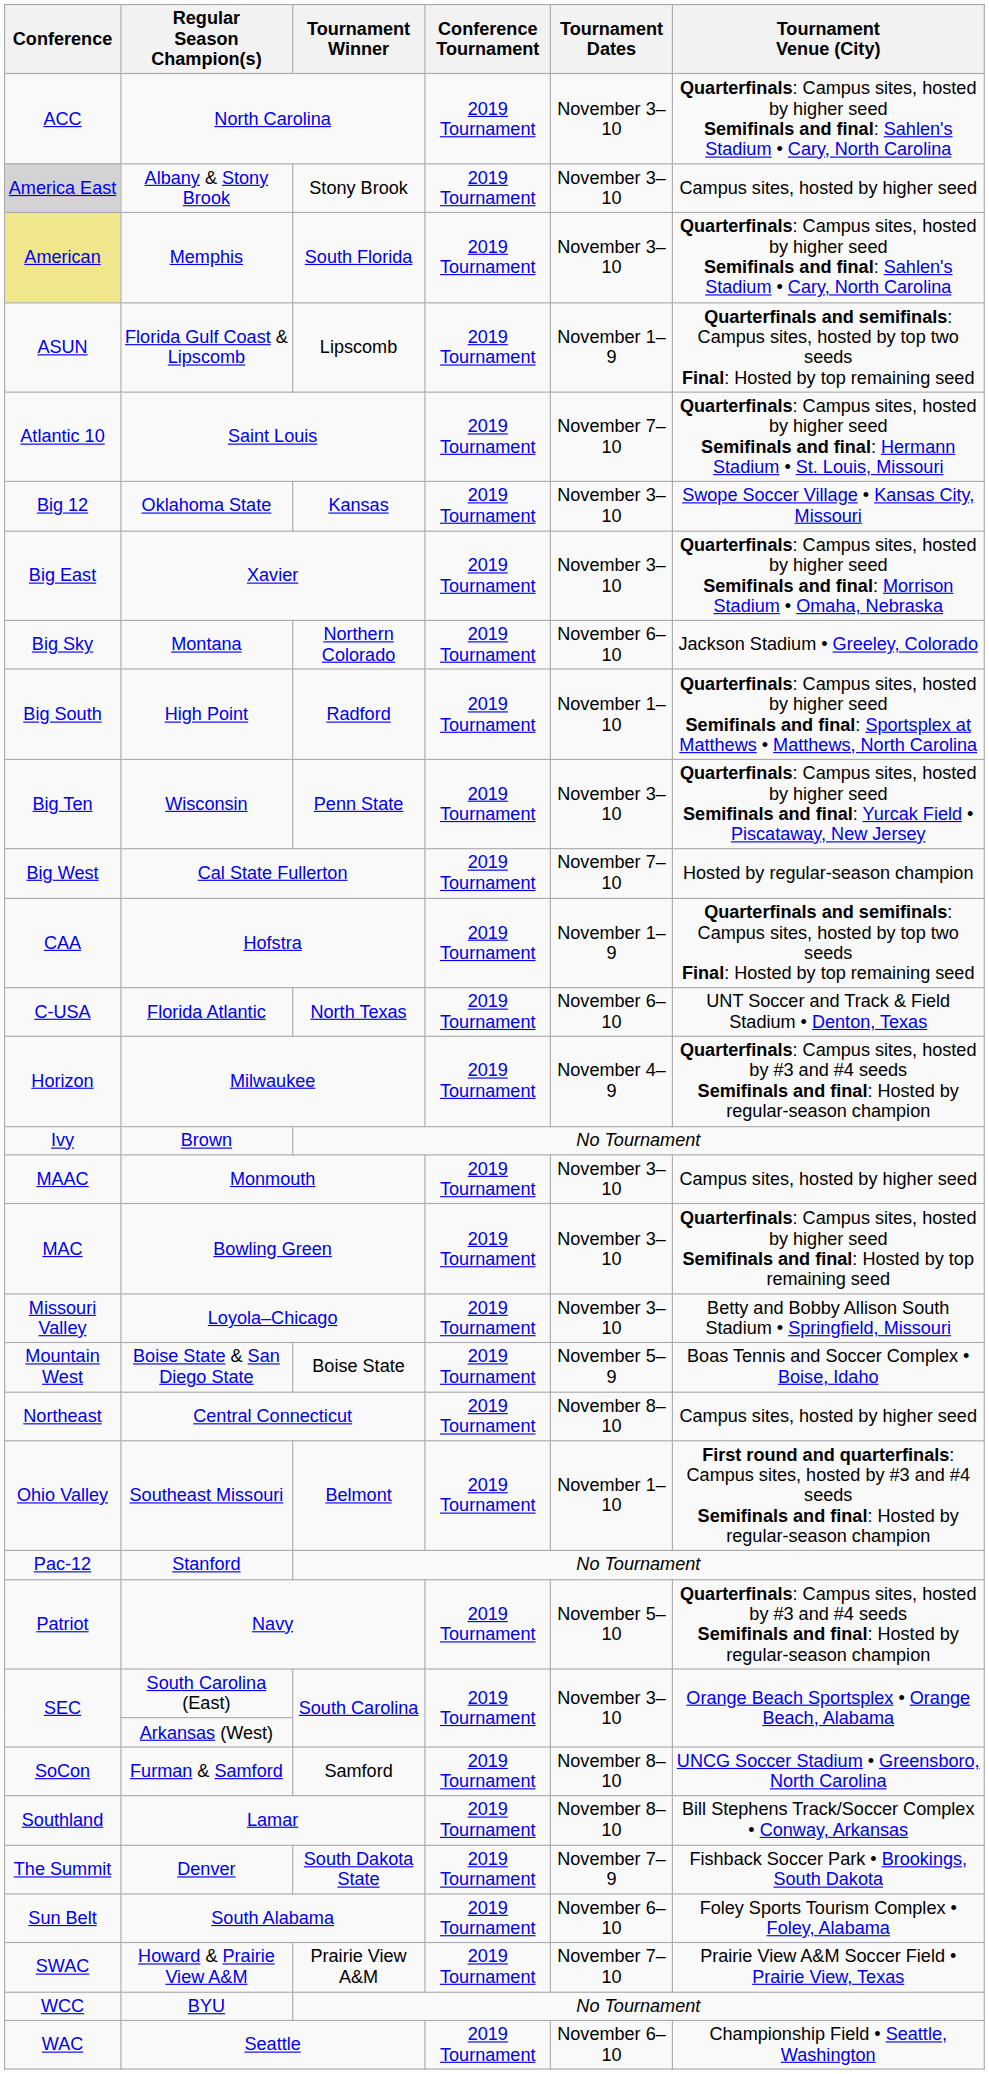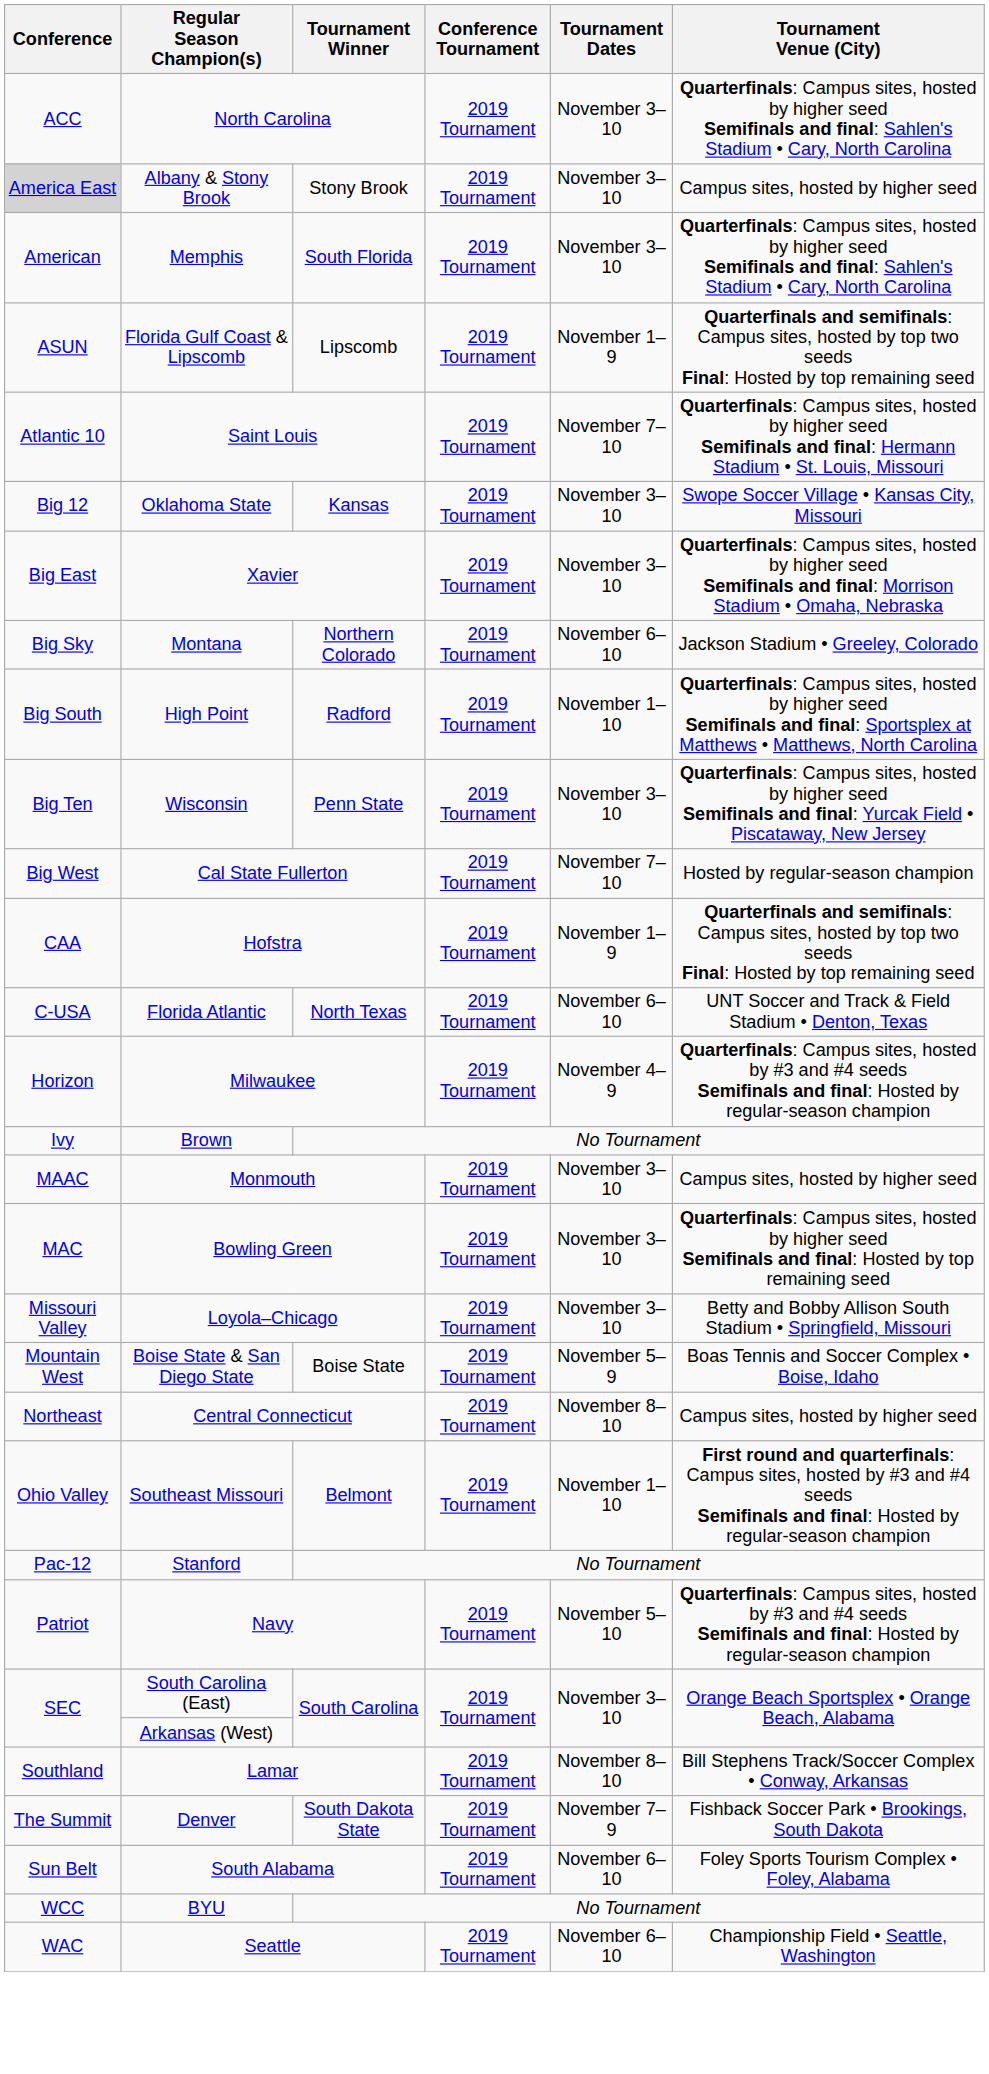(63, 257) khaki background -> (63, 257) no background
- row: (206, 1771)
- row: (206, 1967)
